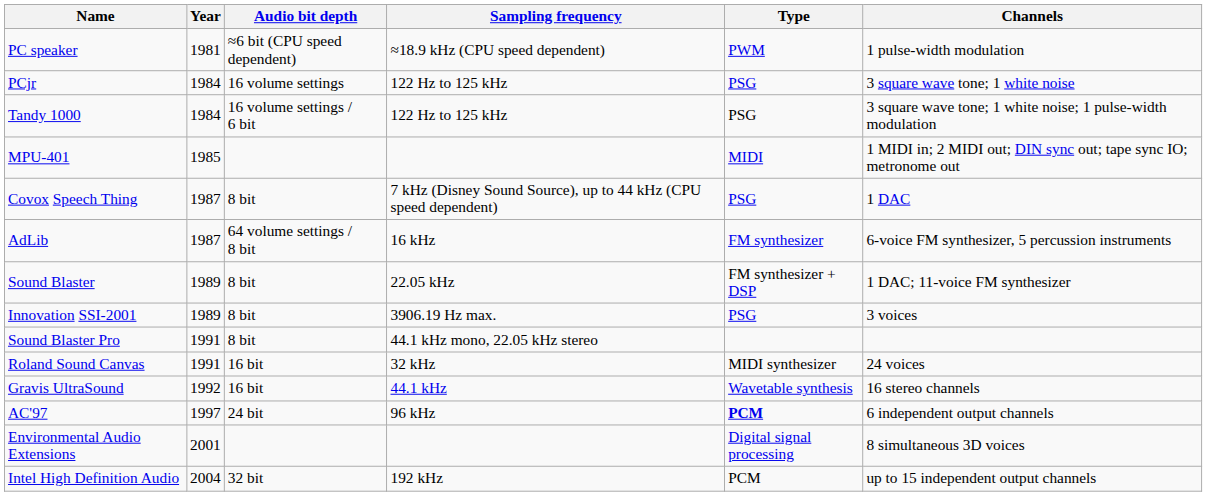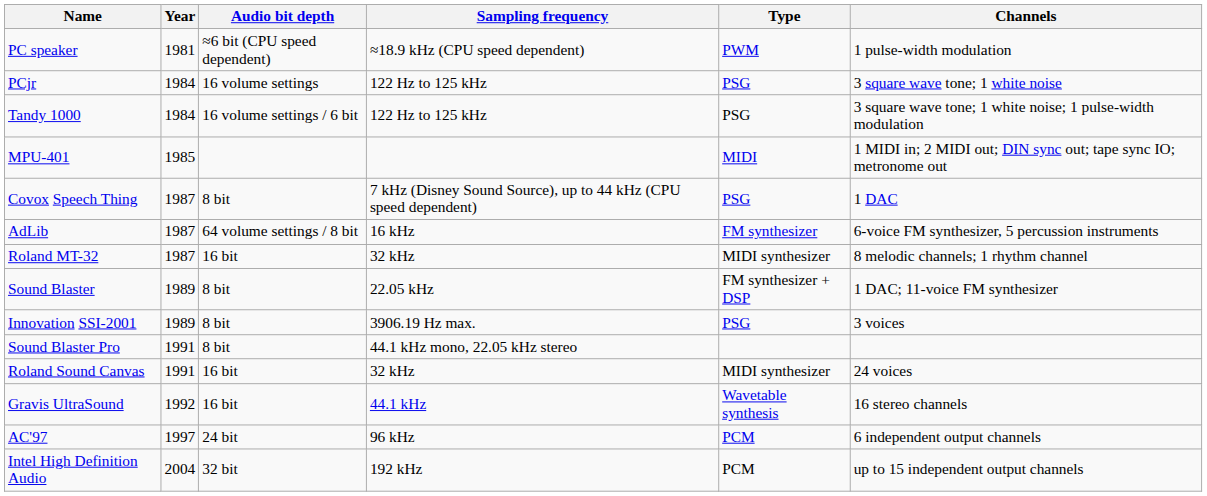+ row: (53, 256)
(746, 412) bold -> (738, 437) normal
- row: (74, 445)
